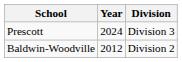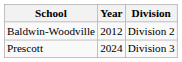rows swapped: (51, 48) <-> (25, 31)
